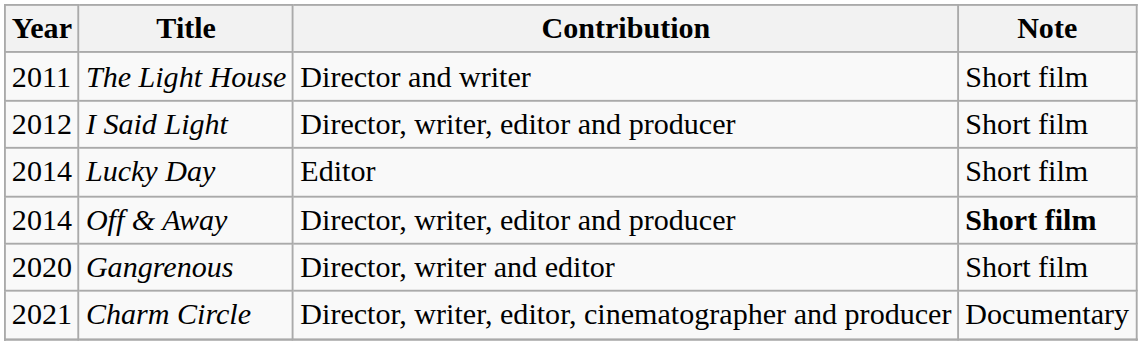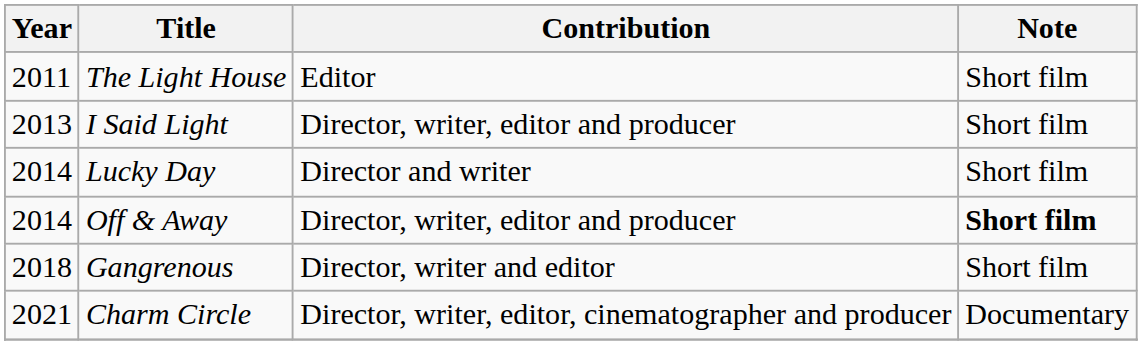(416, 76) Director and writer -> (338, 76) Editor
(42, 123) 2012 -> (42, 123) 2013
(338, 171) Editor -> (416, 171) Director and writer
(42, 266) 2020 -> (42, 266) 2018
